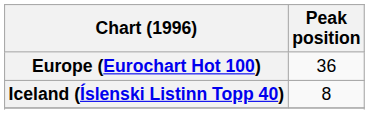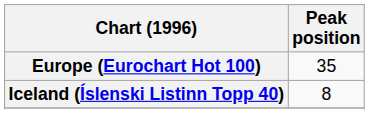(326, 66) 36 -> (326, 66) 35
